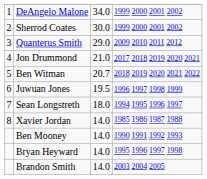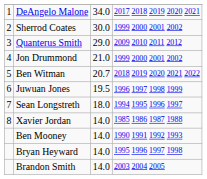(148, 12) 1999 2000 2001 2002 -> (157, 12) 2017 2018 2019 2020 2021
(157, 58) 2017 2018 2019 2020 2021 -> (148, 58) 1999 2000 2001 2002
